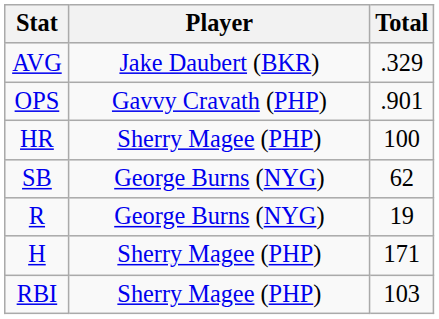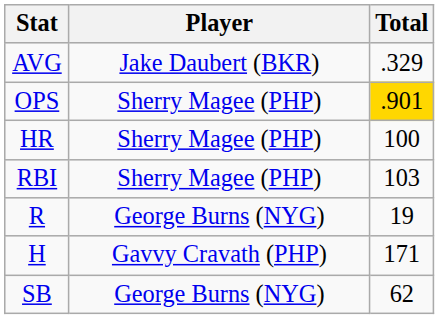(219, 100) Gavvy Cravath (PHP) -> (219, 100) Sherry Magee (PHP)
(402, 100) no background -> (402, 100) gold background
rows swapped: (37, 293) <-> (37, 178)
(219, 255) Sherry Magee (PHP) -> (219, 255) Gavvy Cravath (PHP)
